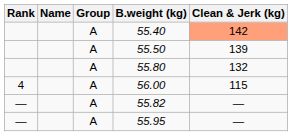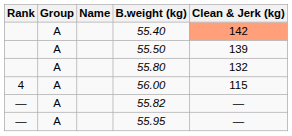columns swapped: (55, 13) <-> (93, 13)
